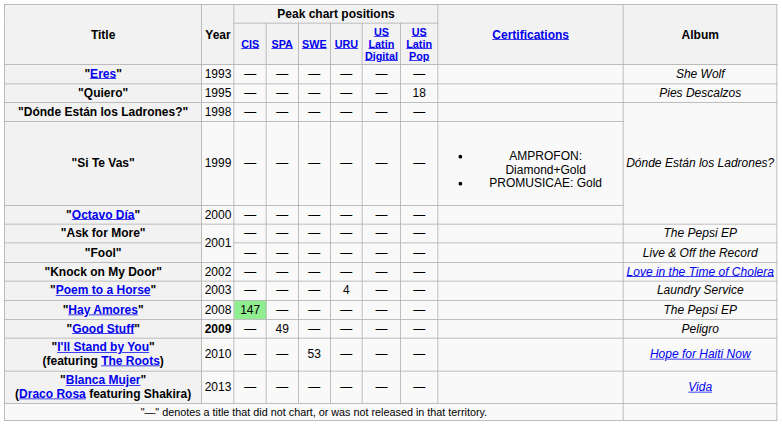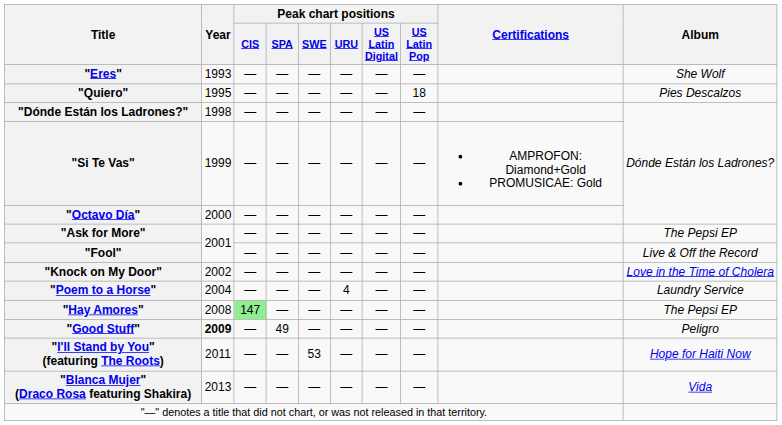(218, 290) 2003 -> (218, 290) 2004
(218, 354) 2010 -> (218, 354) 2011
